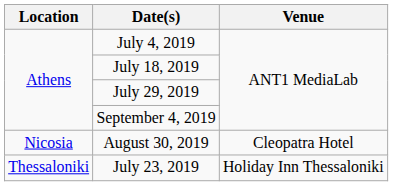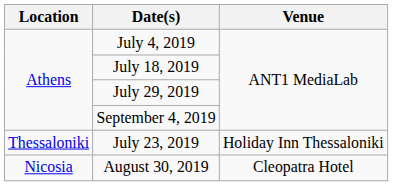rows swapped: (156, 167) <-> (156, 142)
